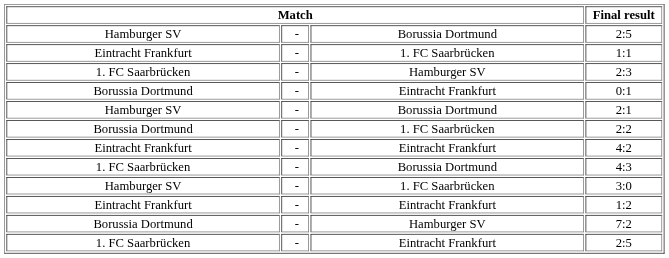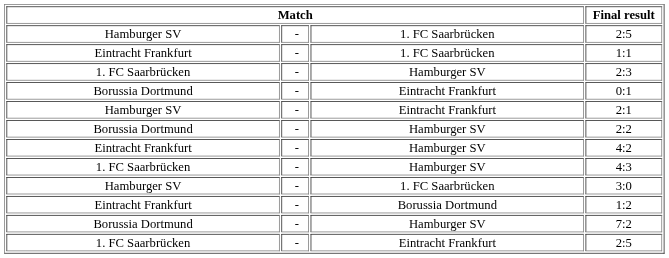(447, 34) Borussia Dortmund -> (447, 34) 1. FC Saarbrücken
(447, 109) Borussia Dortmund -> (447, 109) Eintracht Frankfurt
(447, 128) 1. FC Saarbrücken -> (447, 128) Hamburger SV
(447, 147) Eintracht Frankfurt -> (447, 147) Hamburger SV
(447, 166) Borussia Dortmund -> (447, 166) Hamburger SV
(447, 204) Eintracht Frankfurt -> (447, 204) Borussia Dortmund
